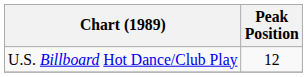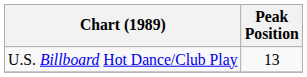(272, 59) 12 -> (272, 59) 13
